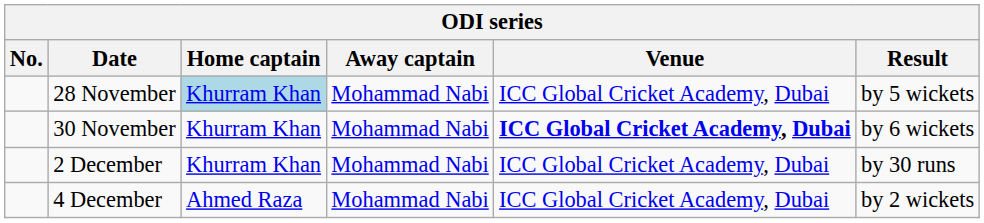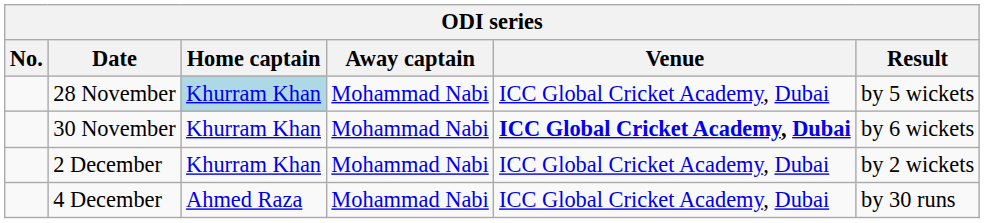(908, 164) by 30 runs -> (918, 164) by 2 wickets
(918, 199) by 2 wickets -> (908, 199) by 30 runs
